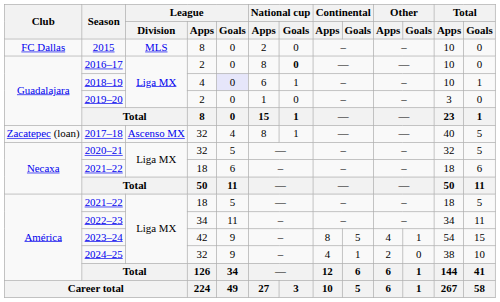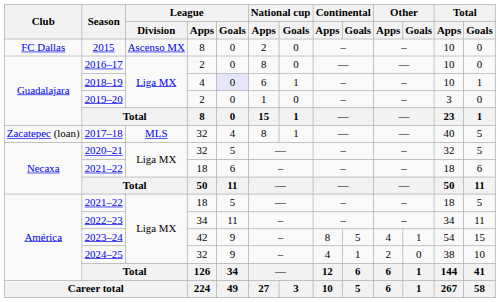(156, 47) MLS -> (156, 47) Ascenso MX
(296, 64) bold -> (296, 64) normal
(156, 133) Ascenso MX -> (156, 133) MLS
